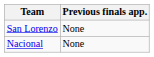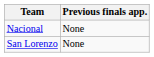rows swapped: (25, 44) <-> (32, 28)
